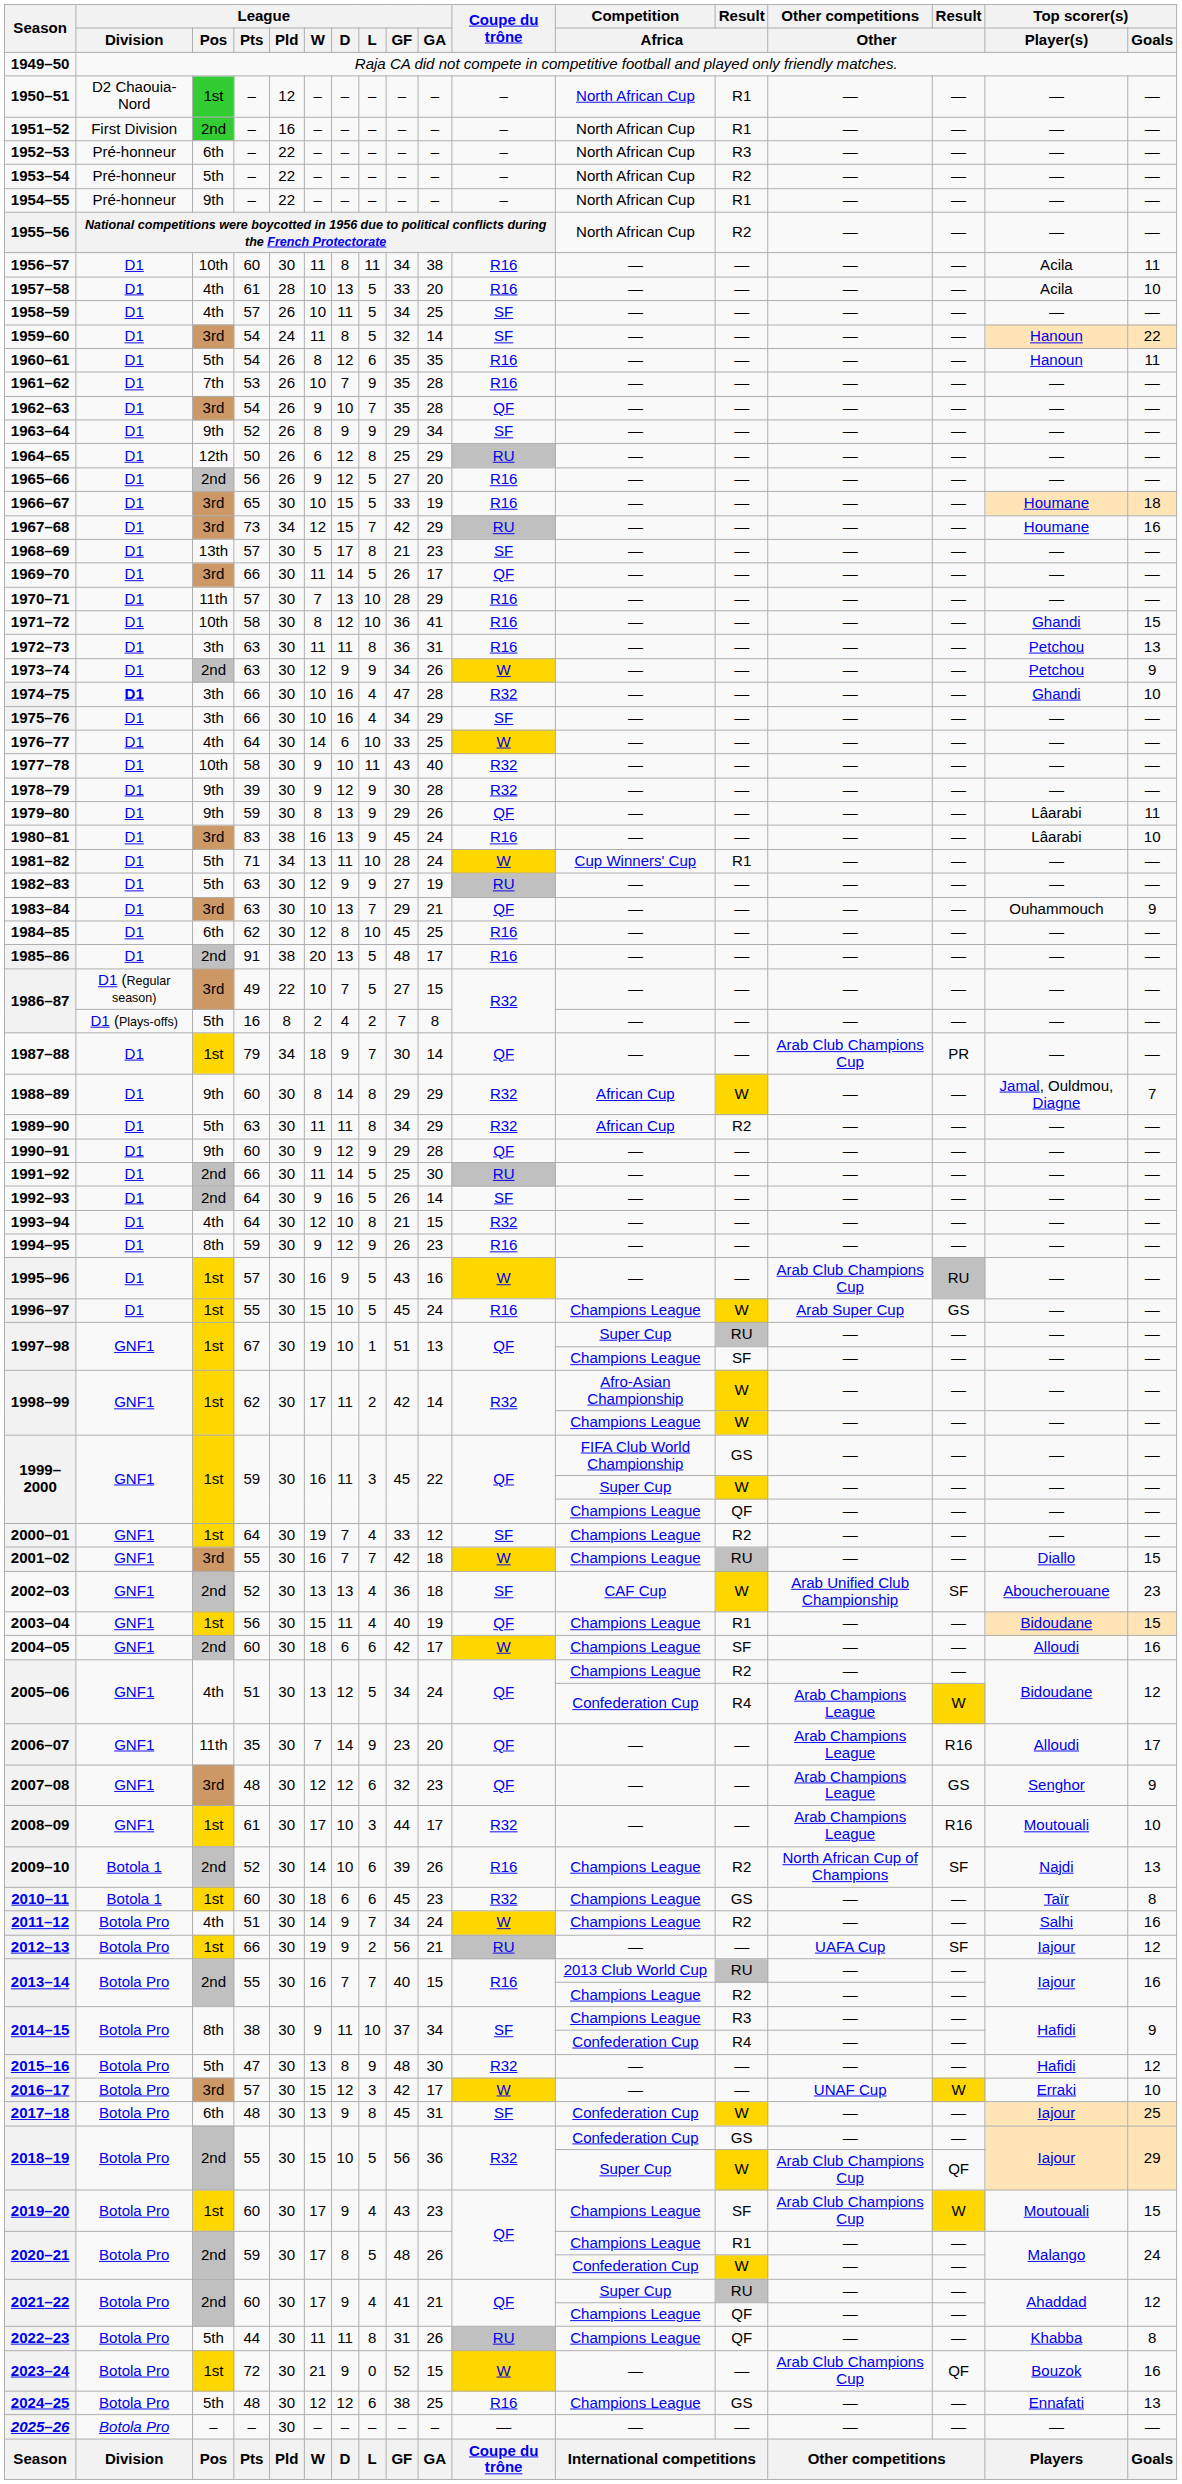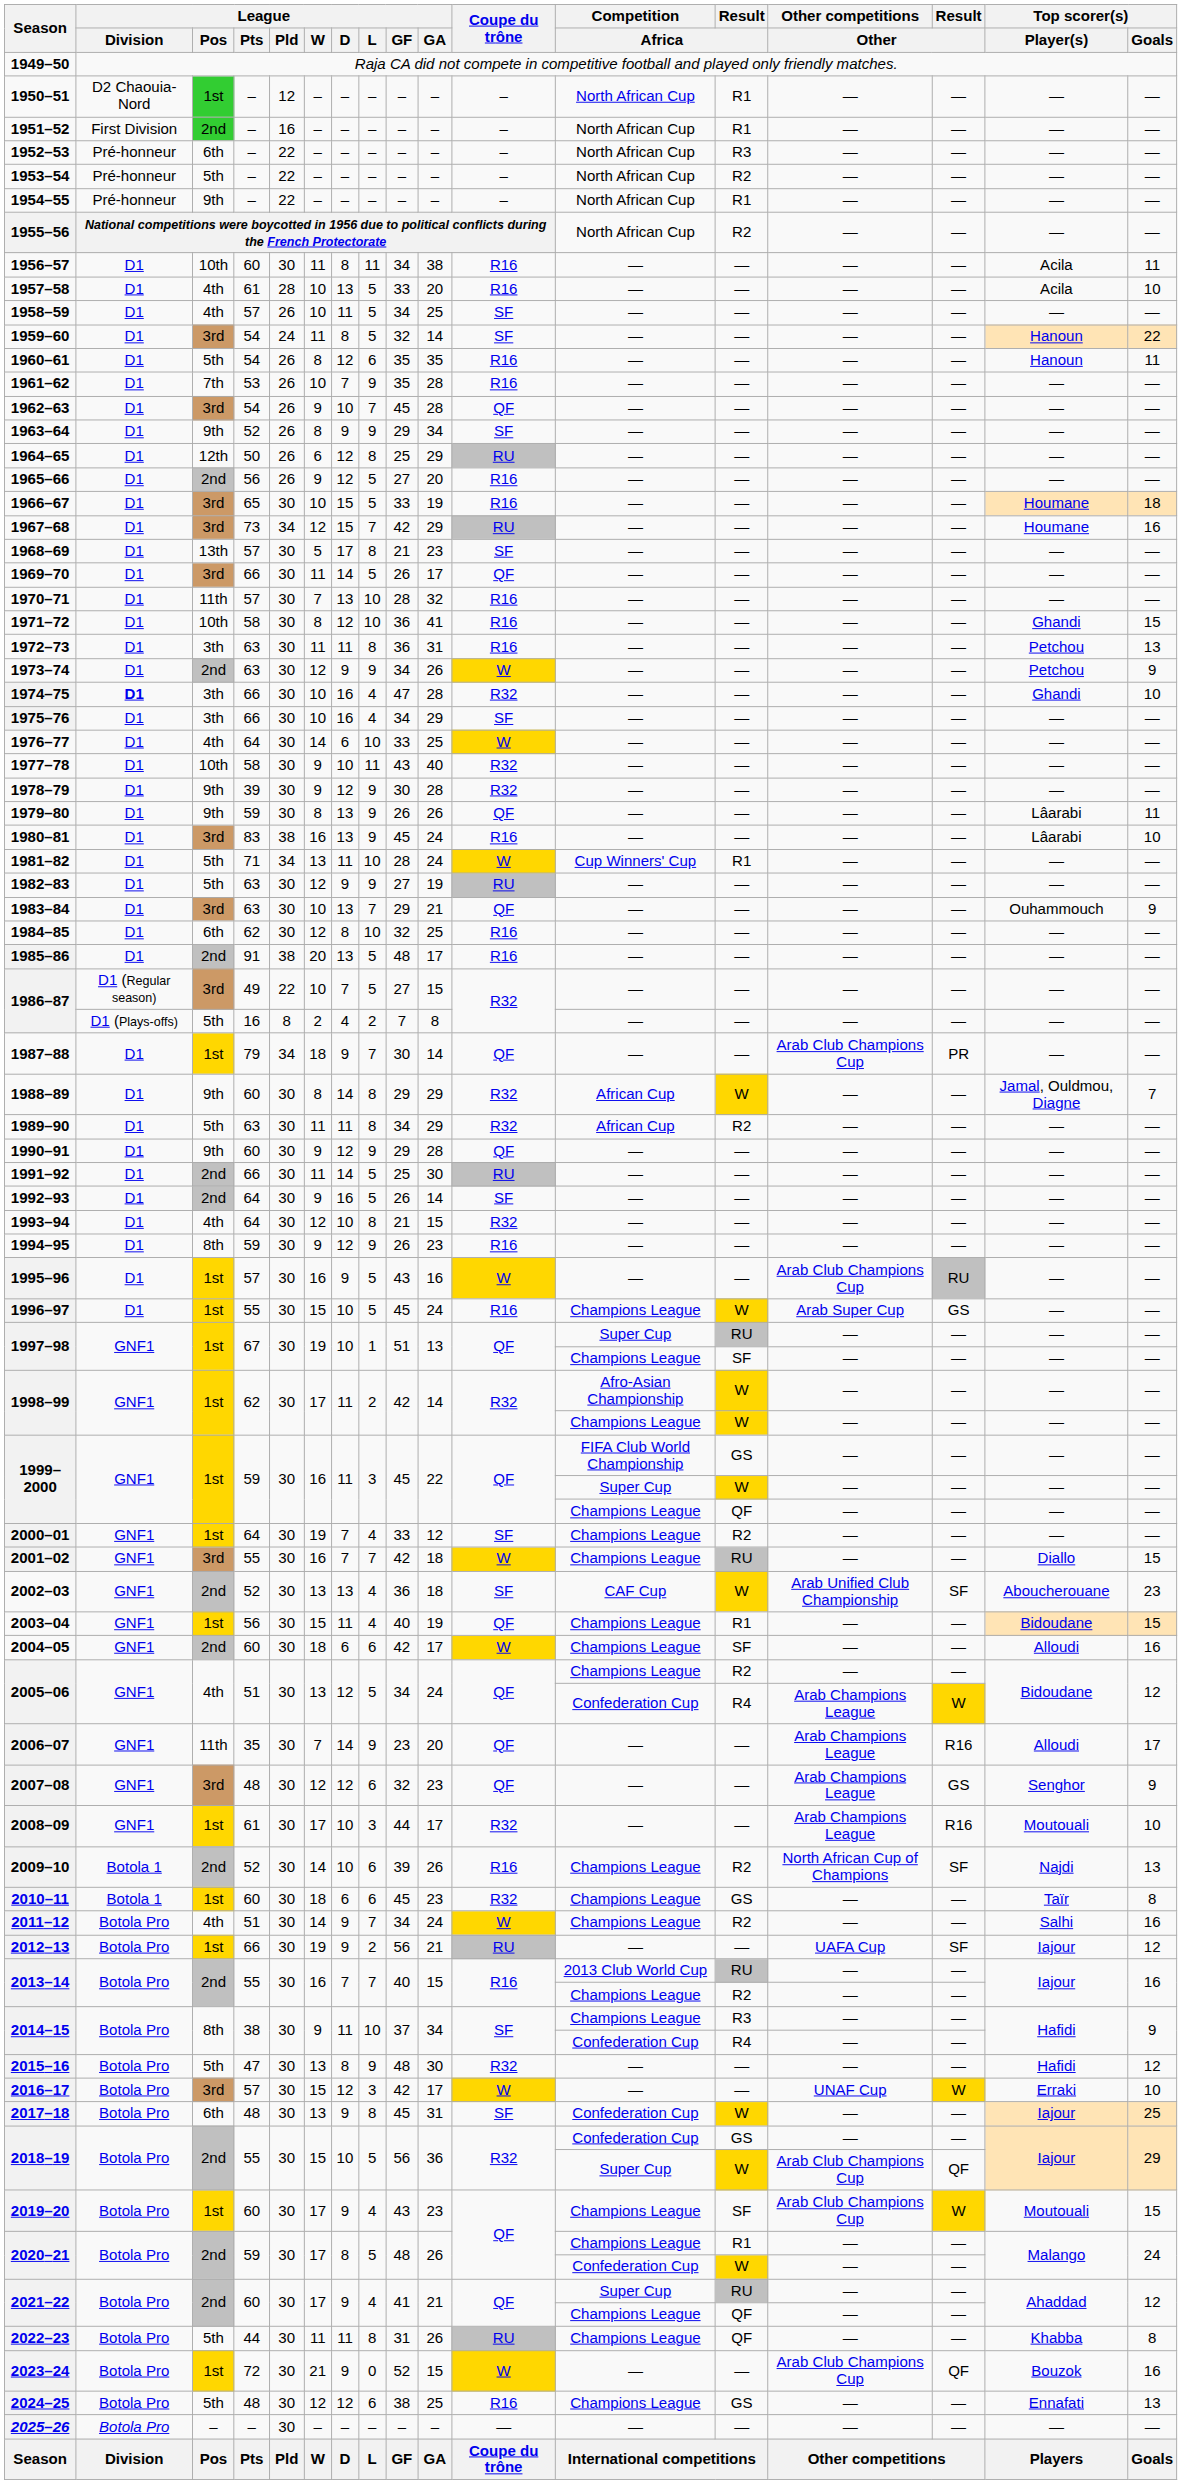(402, 408) 35 -> (402, 408) 45
(435, 598) 29 -> (435, 598) 32
(402, 813) 29 -> (402, 813) 26
(402, 932) 45 -> (402, 932) 32
